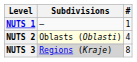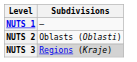- column: (128, 11)
(80, 37) lightyellow background -> (80, 37) no background
